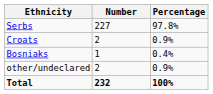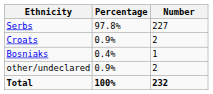columns swapped: (121, 11) <-> (179, 11)
